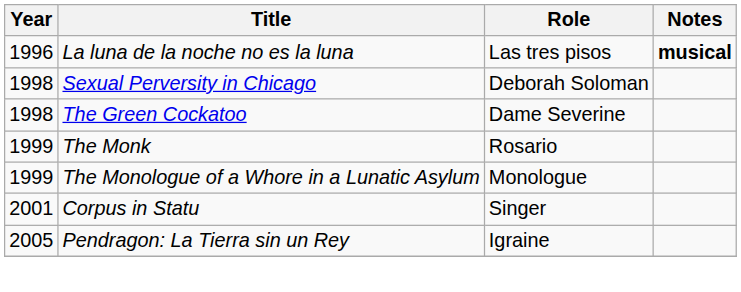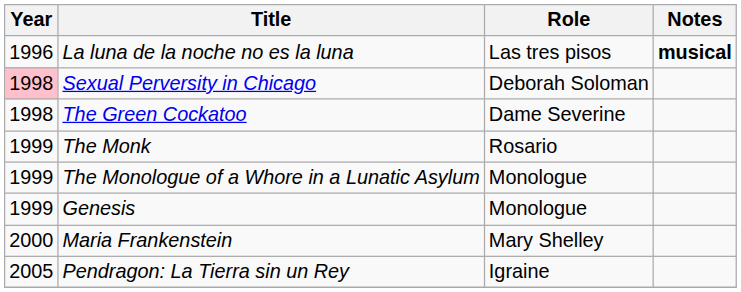(31, 83) no background -> (31, 83) pink background
+ row: (99, 209)
+ row: (147, 240)
- row: (131, 209)
